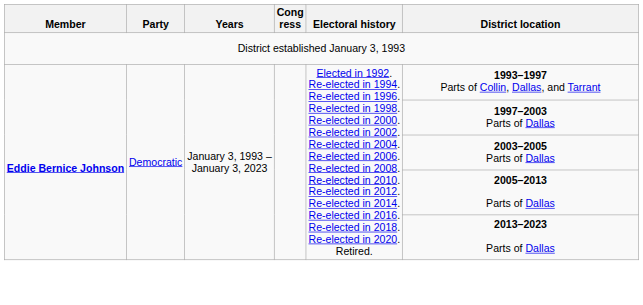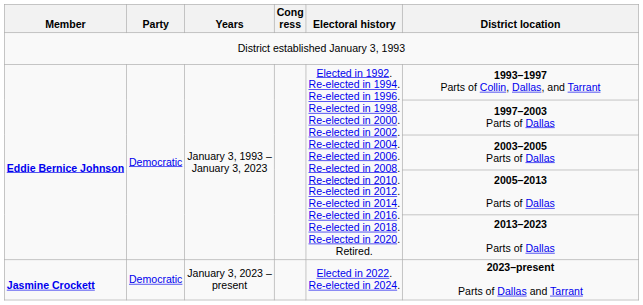+ row: (51, 285)
